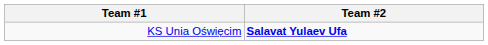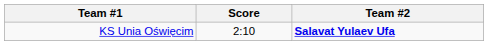+ column: (244, 13)
